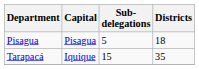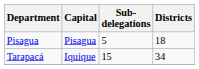(160, 56) 35 -> (160, 56) 34
